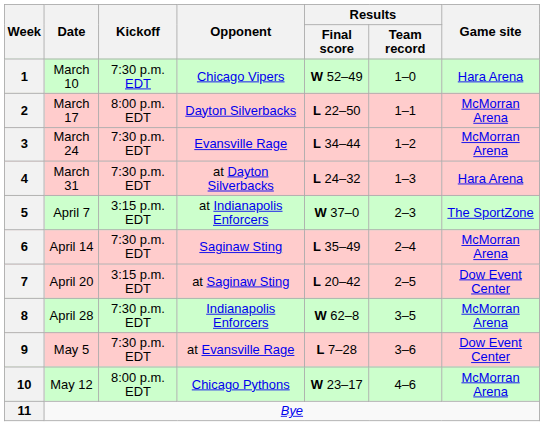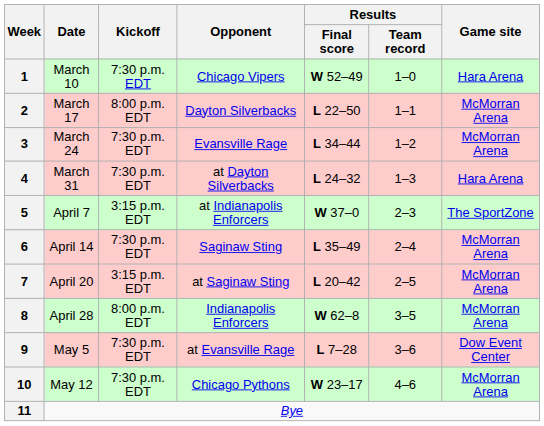(491, 281) Dow Event Center -> (491, 281) McMorran Arena
(138, 315) 7:30 p.m. EDT -> (138, 315) 8:00 p.m. EDT
(138, 383) 8:00 p.m. EDT -> (138, 383) 7:30 p.m. EDT
